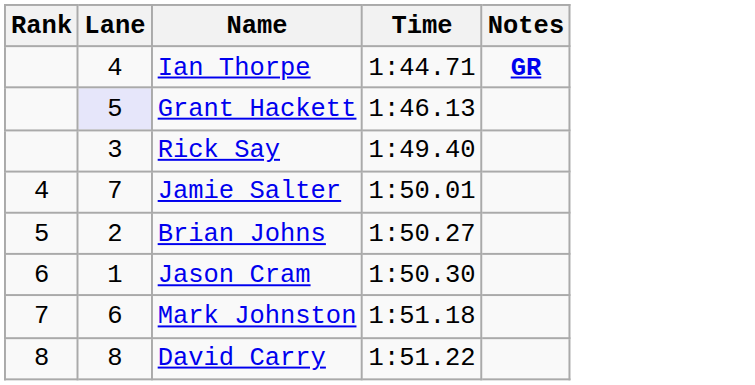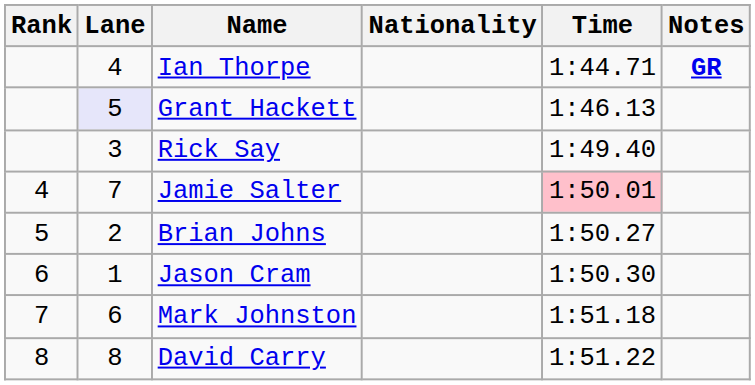+ column: (453, 26)
(422, 192) no background -> (602, 192) pink background
